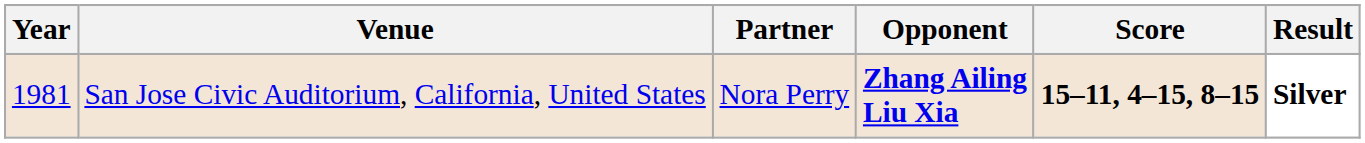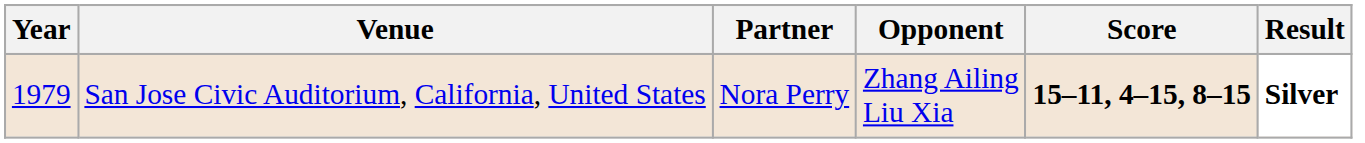(41, 94) 1981 -> (41, 94) 1979
(945, 94) bold -> (941, 94) normal
